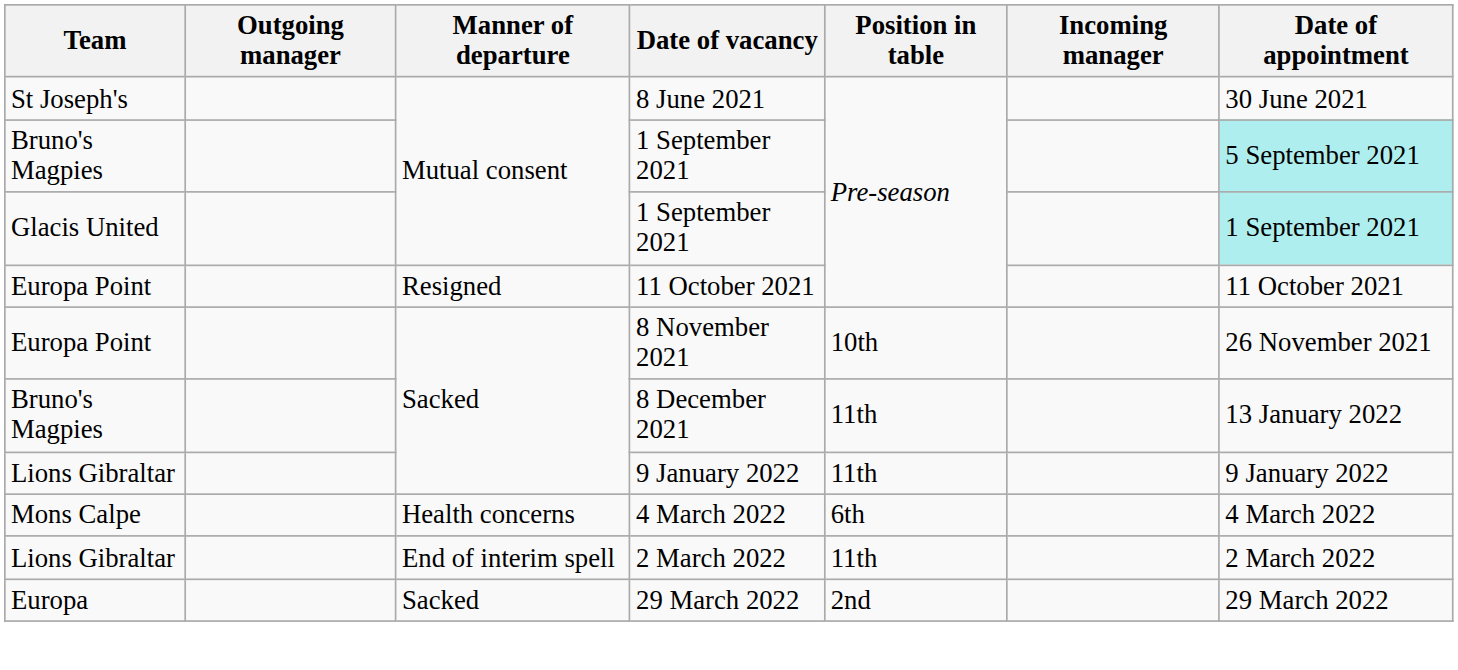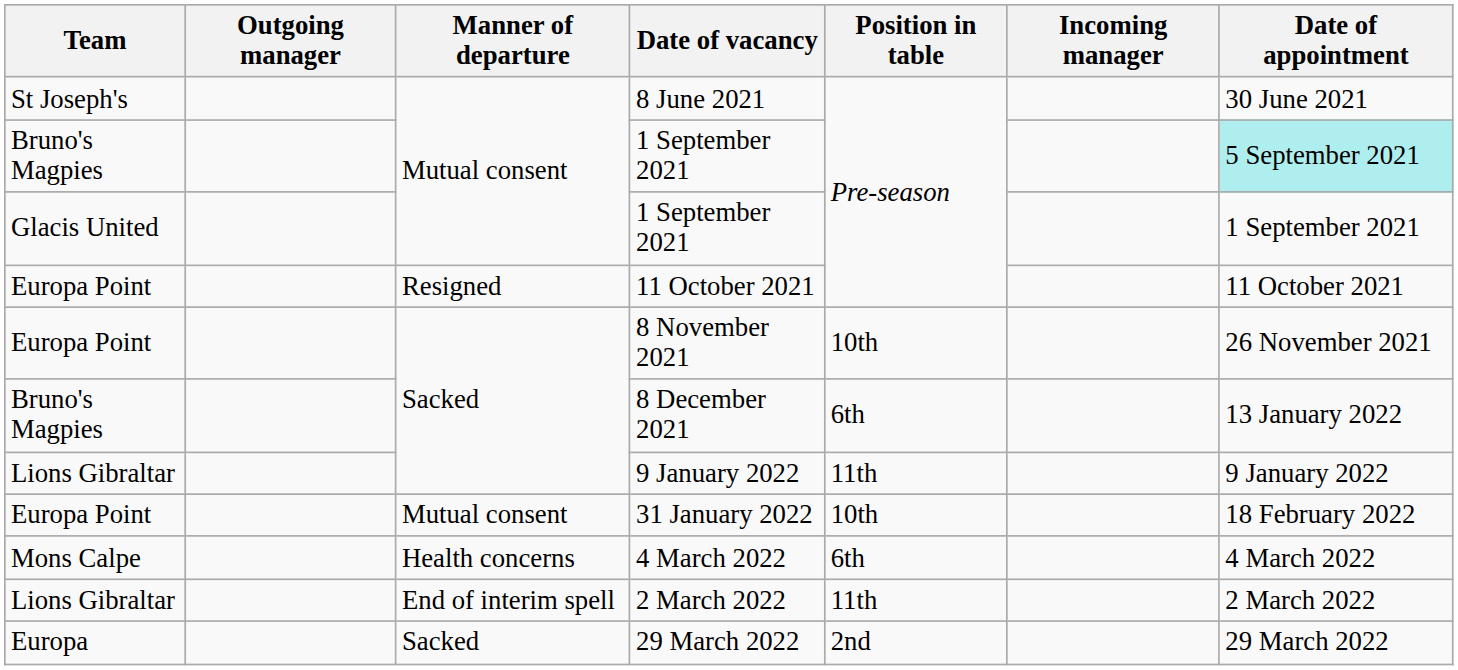(1323, 227) paleturquoise background -> (1323, 227) no background
(854, 415) 11th -> (848, 415) 6th
+ row: (81, 514)
